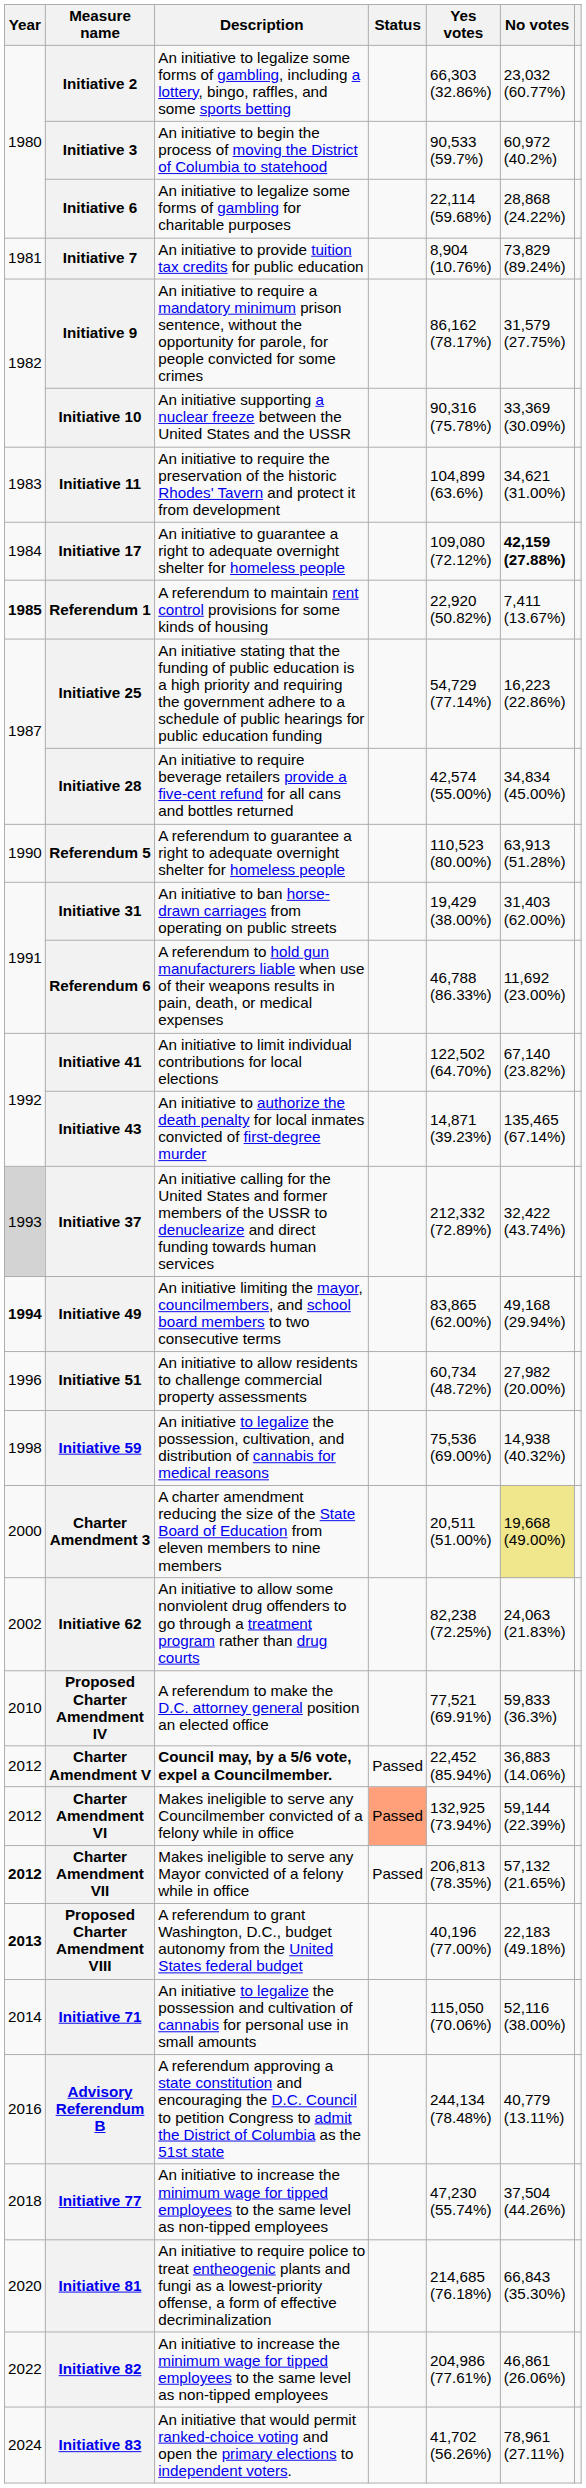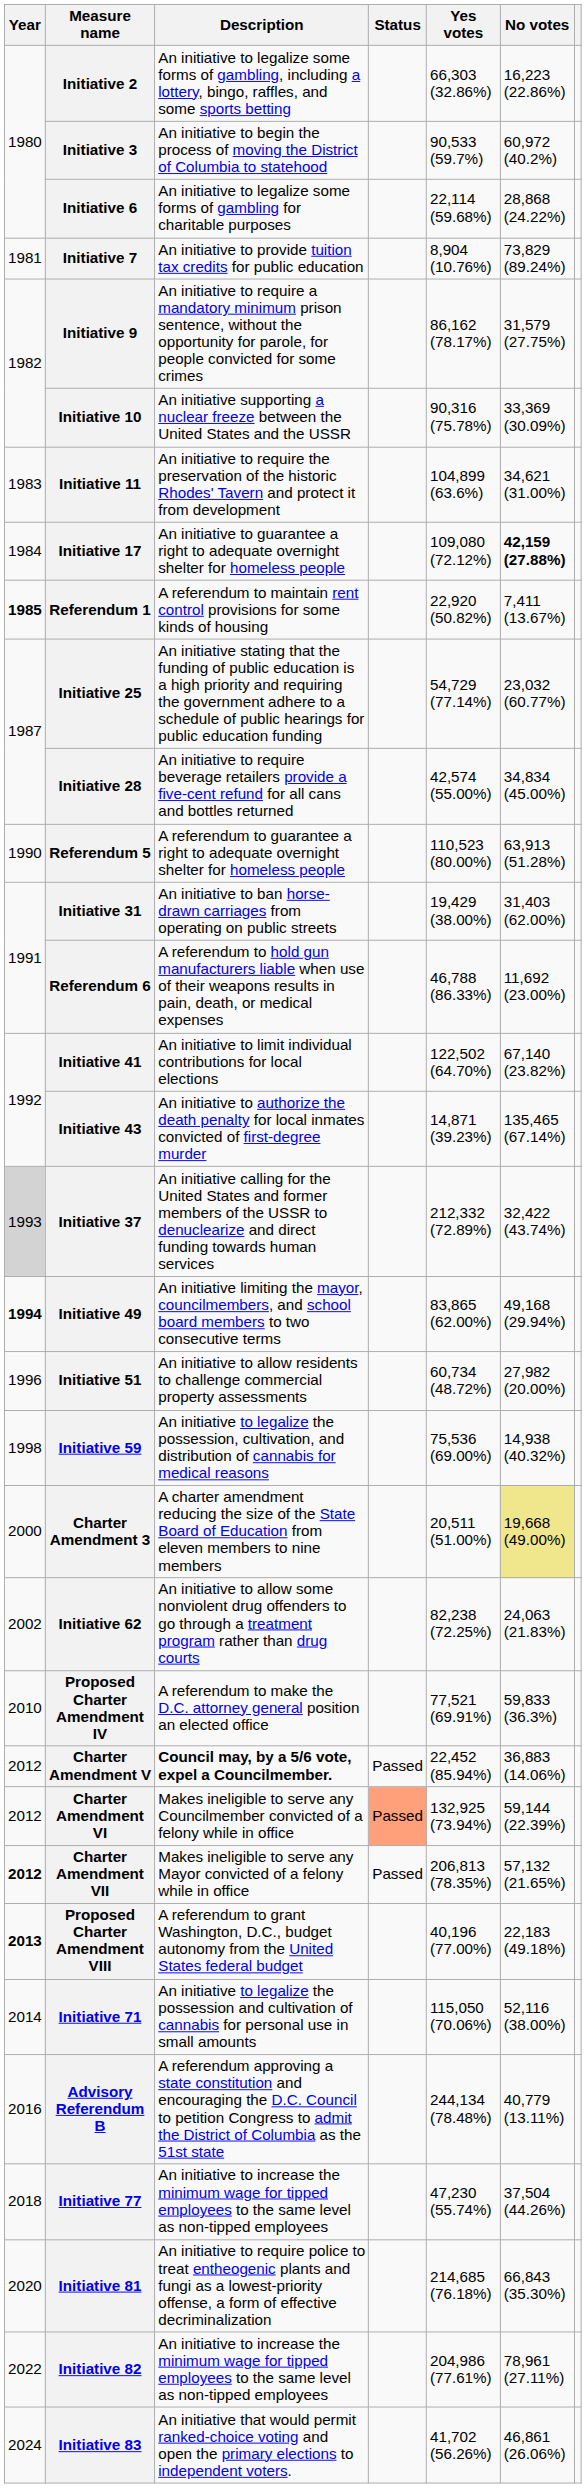(535, 83) 23,032 (60.77%) -> (535, 83) 16,223 (22.86%)
(535, 693) 16,223 (22.86%) -> (535, 693) 23,032 (60.77%)
(535, 2369) 46,861 (26.06%) -> (534, 2369) 78,961 (27.11%)
(534, 2445) 78,961 (27.11%) -> (535, 2445) 46,861 (26.06%)
